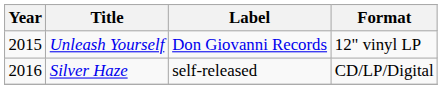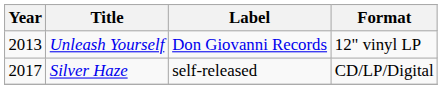(25, 44) 2015 -> (25, 44) 2013
(25, 71) 2016 -> (25, 71) 2017
